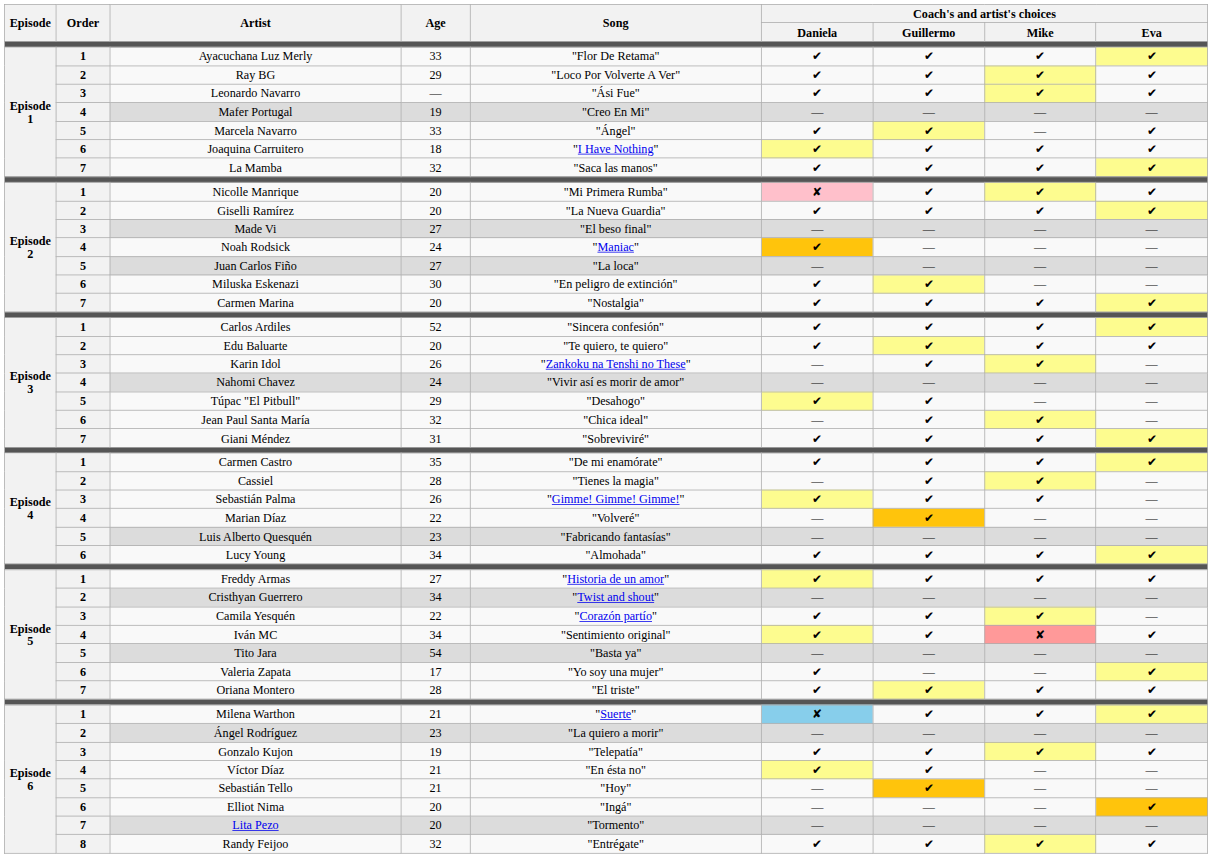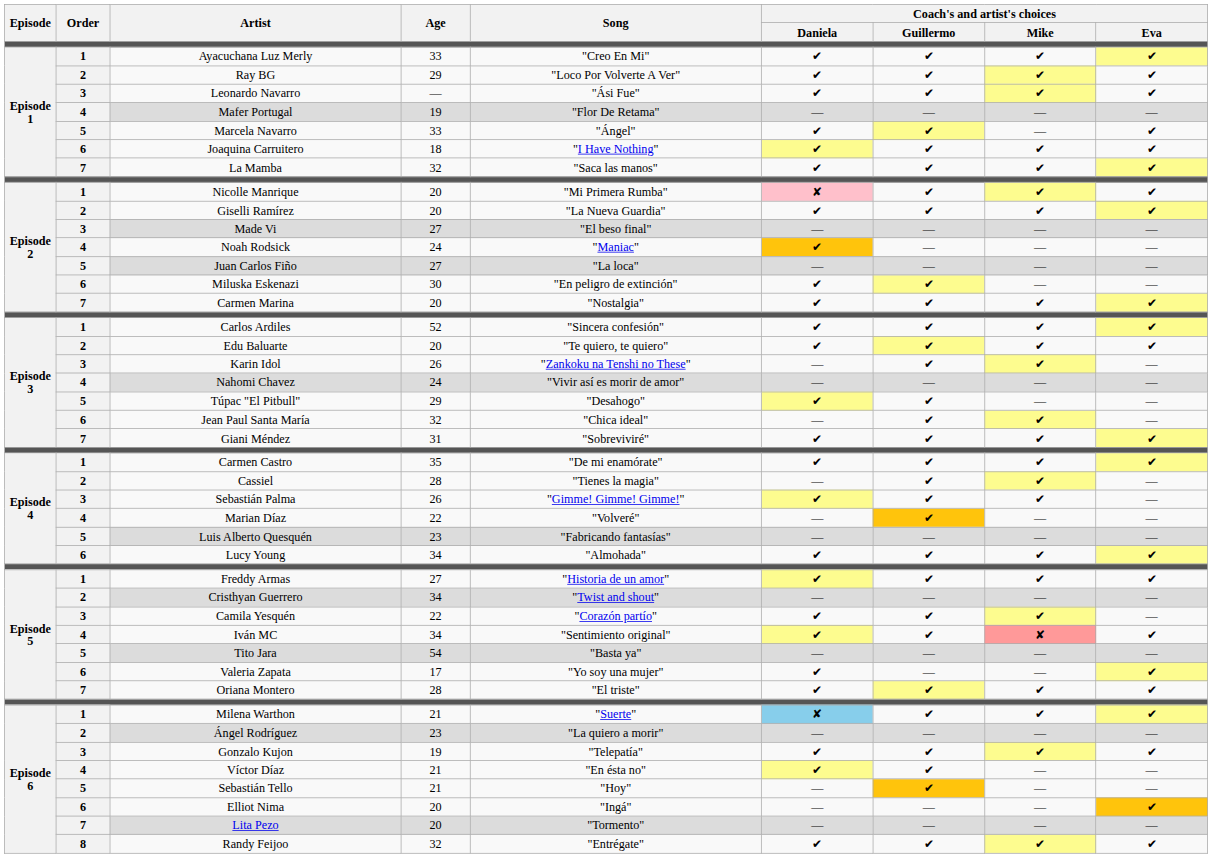(616, 56) "Flor De Retama" -> (616, 56) "Creo En Mi"
(616, 112) "Creo En Mi" -> (616, 112) "Flor De Retama"
